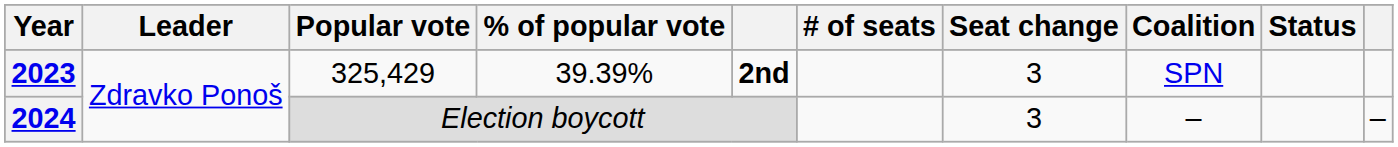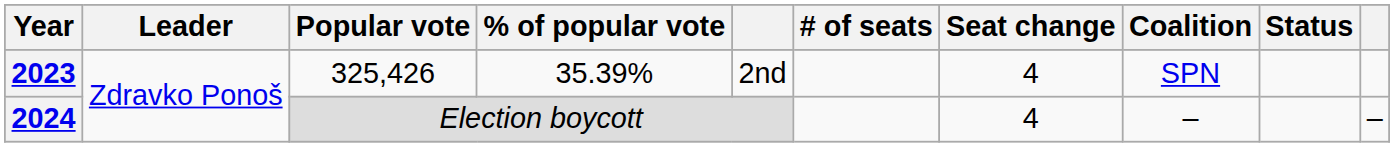(383, 73) 325,429 -> (383, 73) 325,426
(604, 73) 39.39% -> (604, 73) 35.39%
(764, 73) bold -> (762, 73) normal
(1034, 73) 3 -> (1031, 73) 4
(1034, 118) 3 -> (1031, 118) 4
